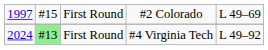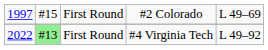(20, 34) 2024 -> (20, 34) 2022
